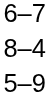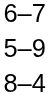rows swapped: (25, 49) <-> (25, 84)
